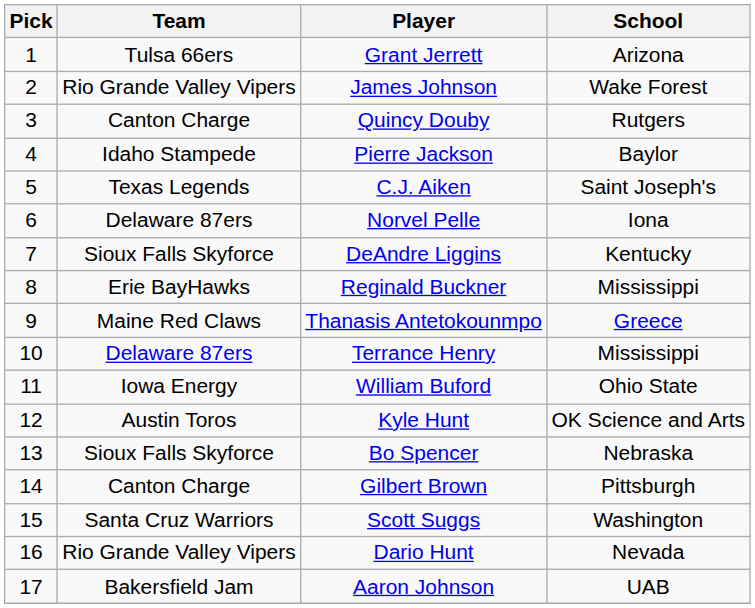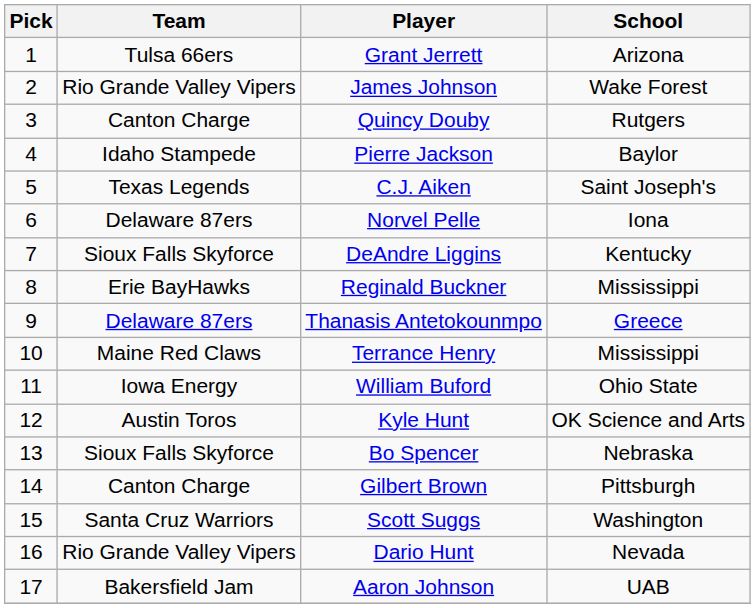(179, 320) Maine Red Claws -> (179, 320) Delaware 87ers
(179, 353) Delaware 87ers -> (179, 353) Maine Red Claws
